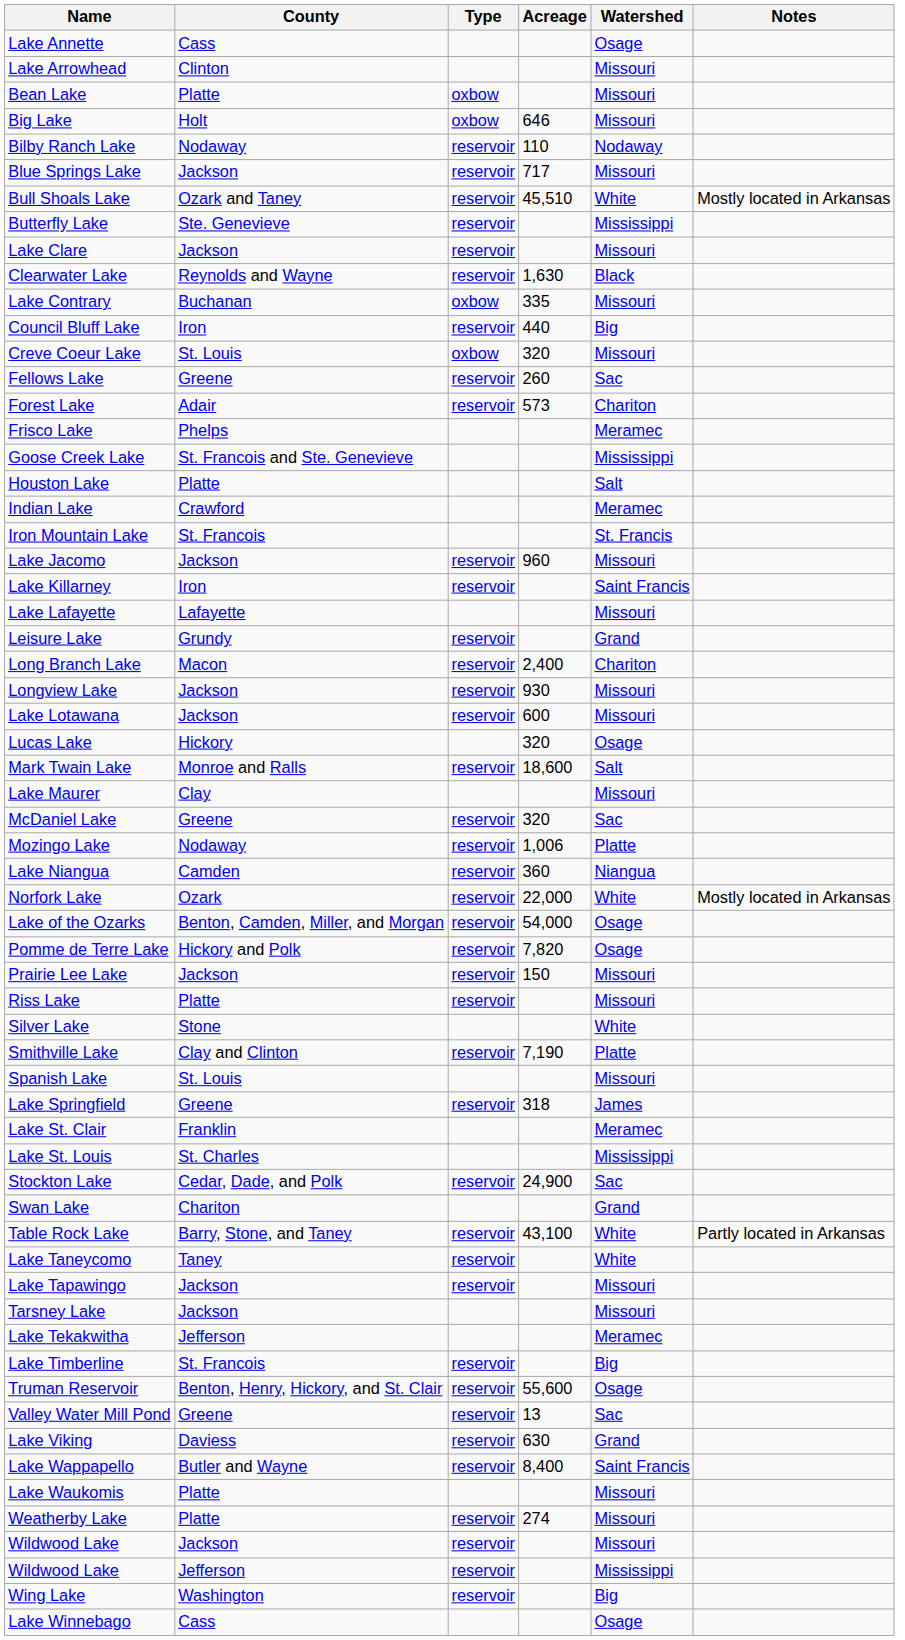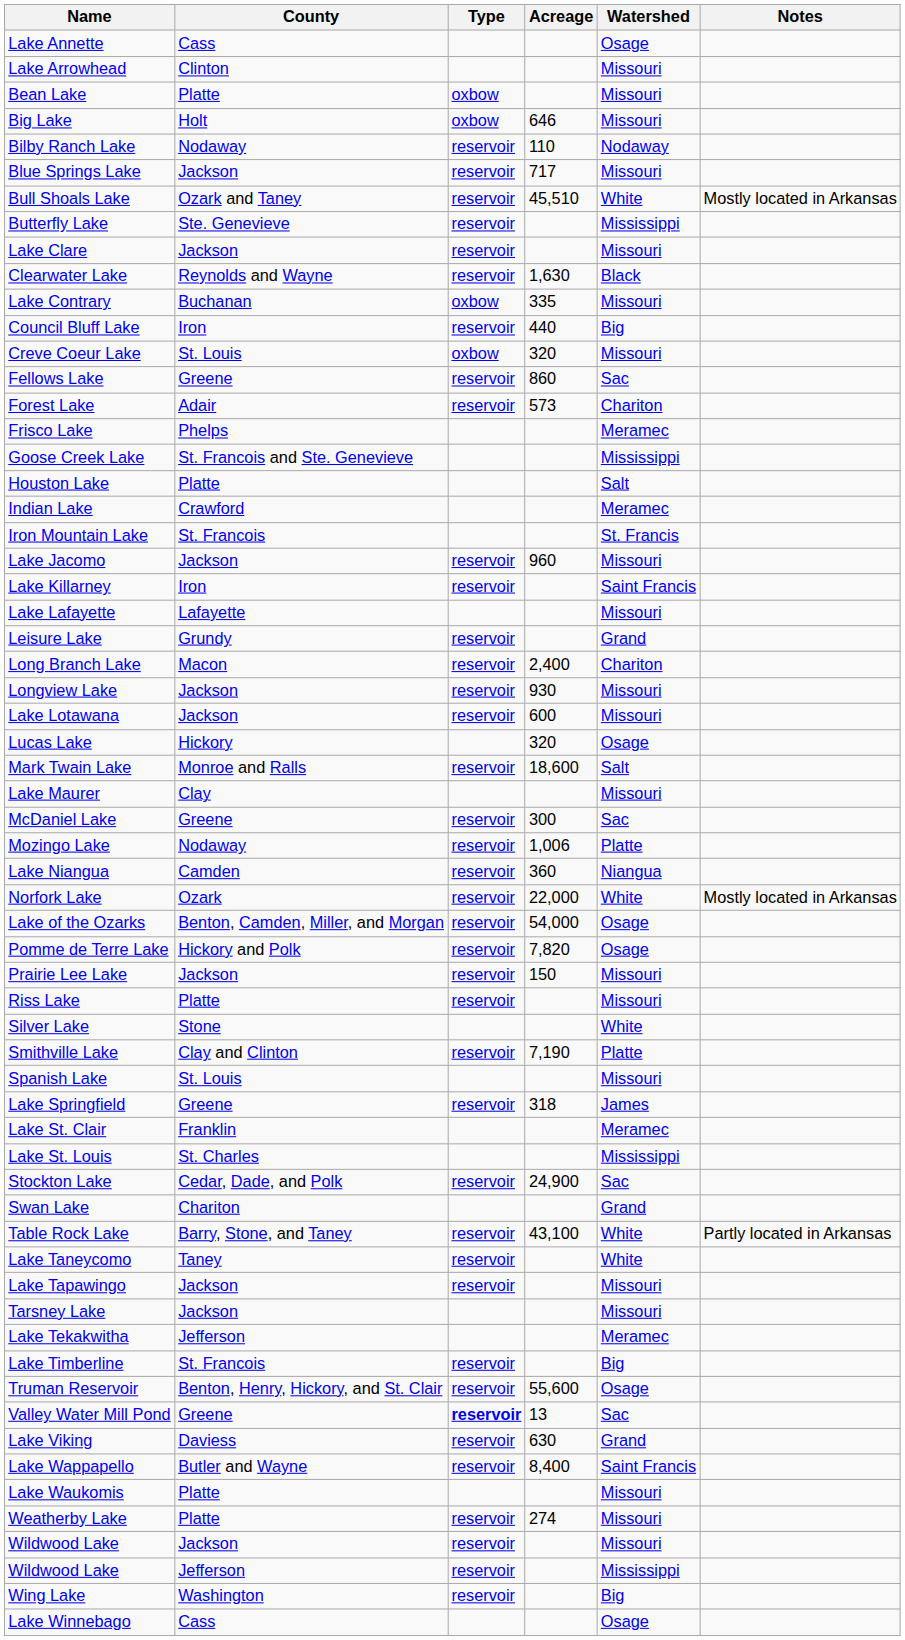(536, 379) 260 -> (543, 379) 860
(536, 819) 320 -> (543, 819) 300
(483, 1415) normal -> (486, 1415) bold
